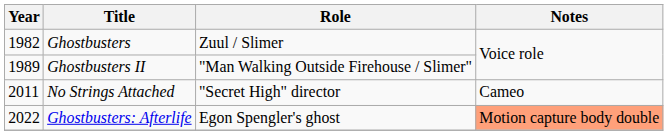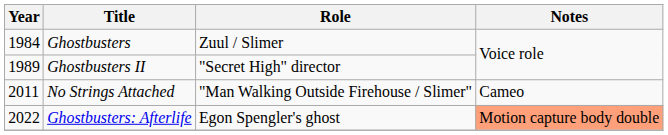(24, 42) 1982 -> (24, 42) 1984
(335, 67) "Man Walking Outside Firehouse / Slimer" -> (270, 67) "Secret High" director
(270, 92) "Secret High" director -> (335, 92) "Man Walking Outside Firehouse / Slimer"
